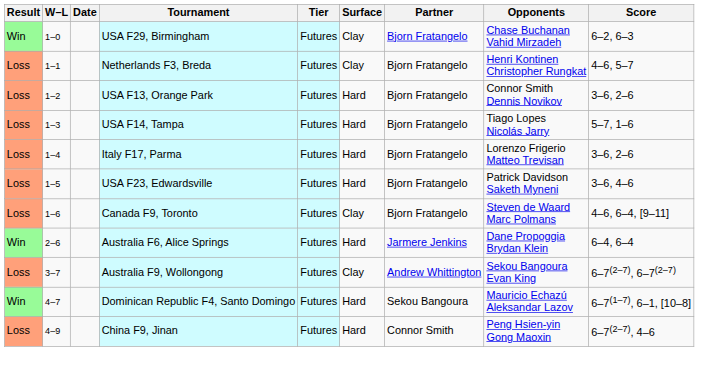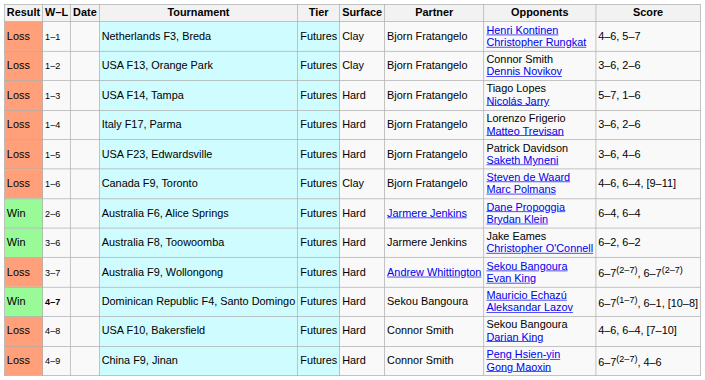- row: (156, 36)
(354, 95) Hard -> (353, 65) Clay
+ row: (163, 242)
(353, 272) Clay -> (354, 272) Hard
(53, 302) normal -> (53, 301) bold
+ row: (153, 331)
